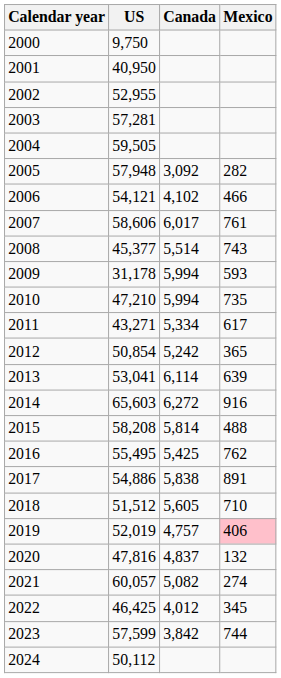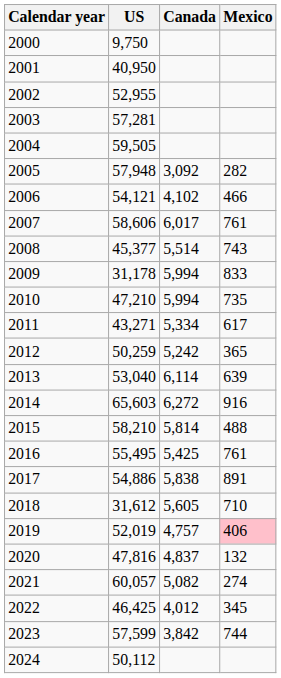(235, 273) 593 -> (235, 273) 833
(134, 350) 50,854 -> (134, 350) 50,259
(134, 376) 53,041 -> (134, 376) 53,040
(134, 427) 58,208 -> (134, 427) 58,210
(235, 453) 762 -> (235, 453) 761
(134, 504) 51,512 -> (134, 504) 31,612
